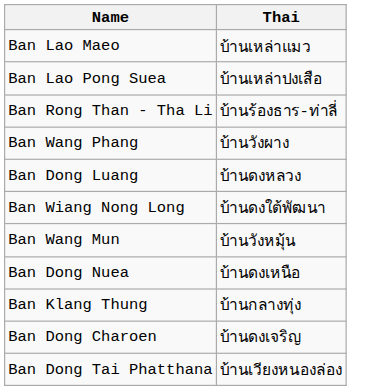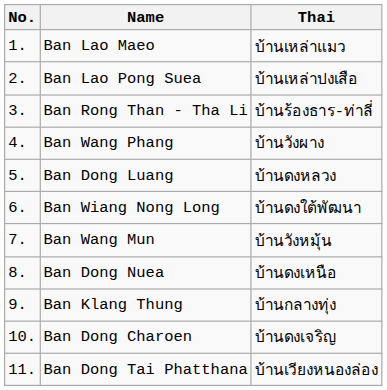+ column: (22, 17)
